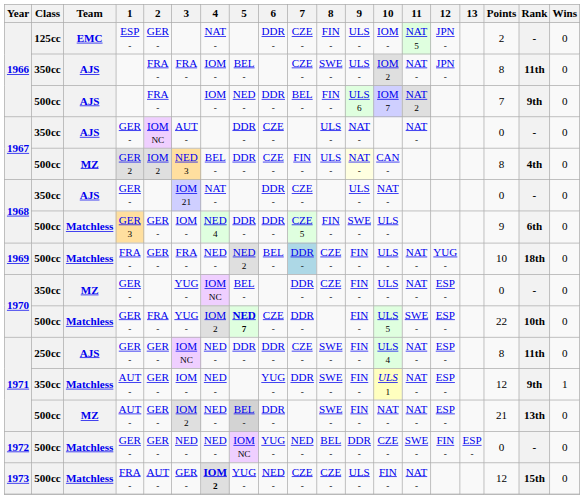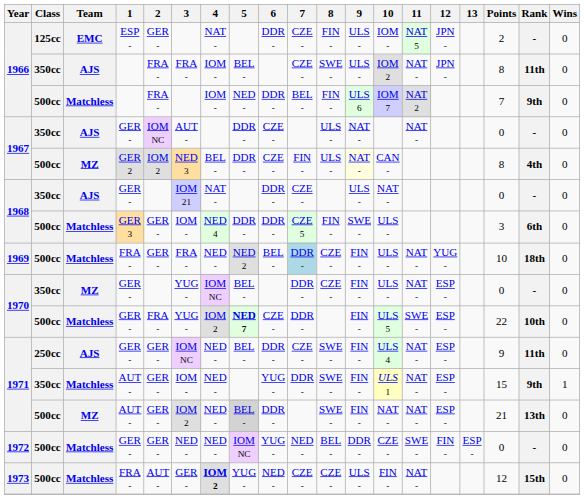(90, 101) AJS -> (90, 101) Matchless
(502, 227) 9 -> (502, 227) 3
(244, 353) DDR - -> (244, 353) BEL -
(502, 353) 8 -> (502, 353) 9
(502, 384) 12 -> (502, 384) 15
